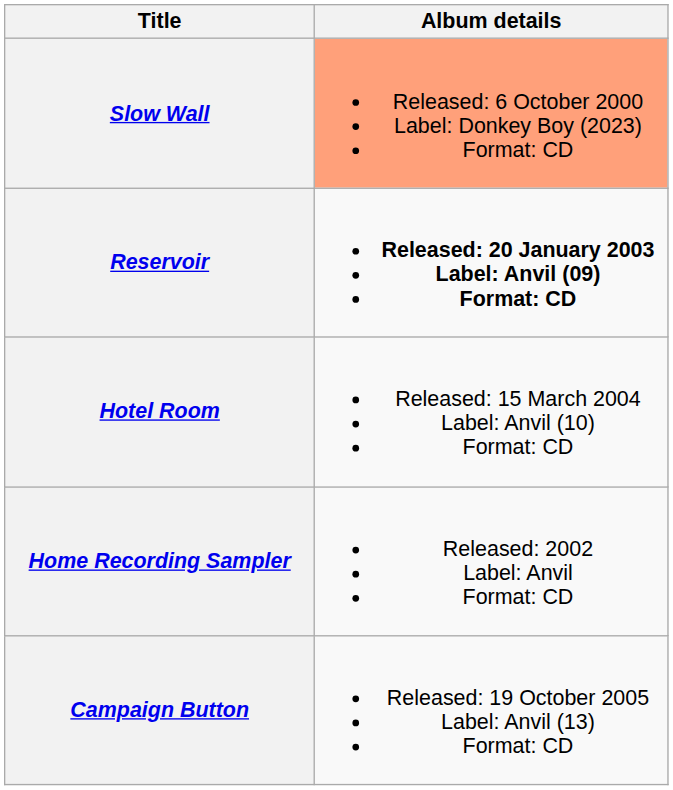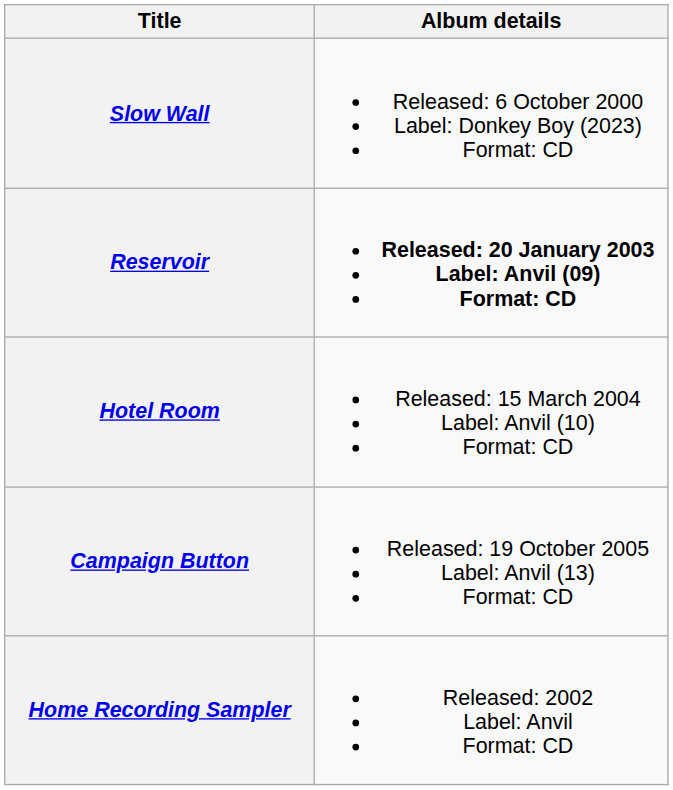(491, 125) lightsalmon background -> (491, 125) no background
rows swapped: (160, 710) <-> (160, 560)
